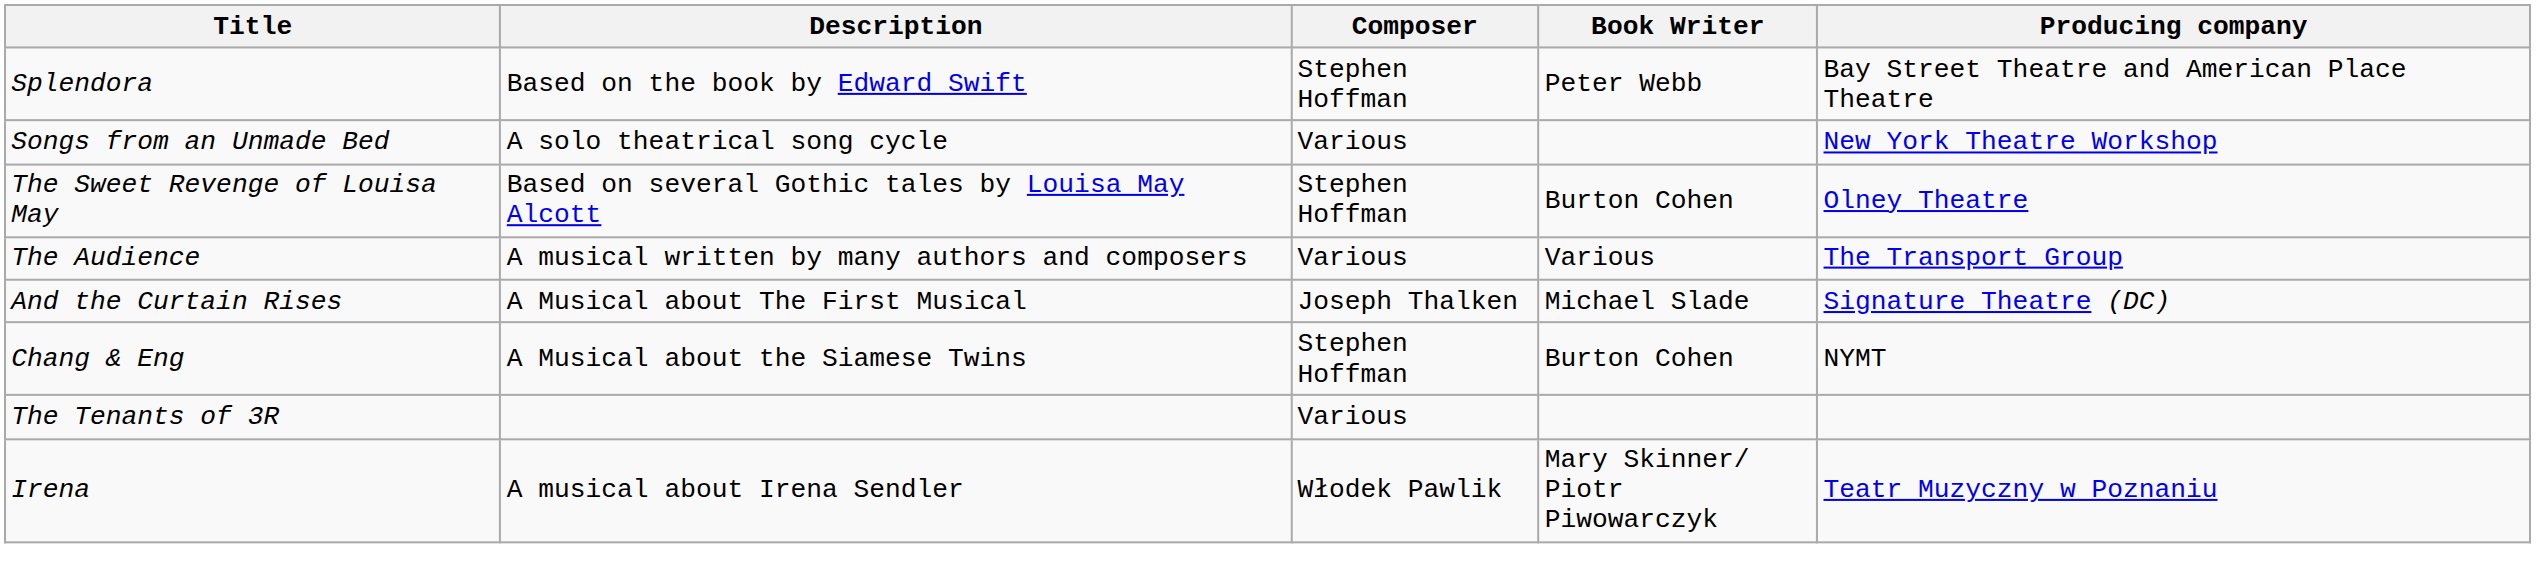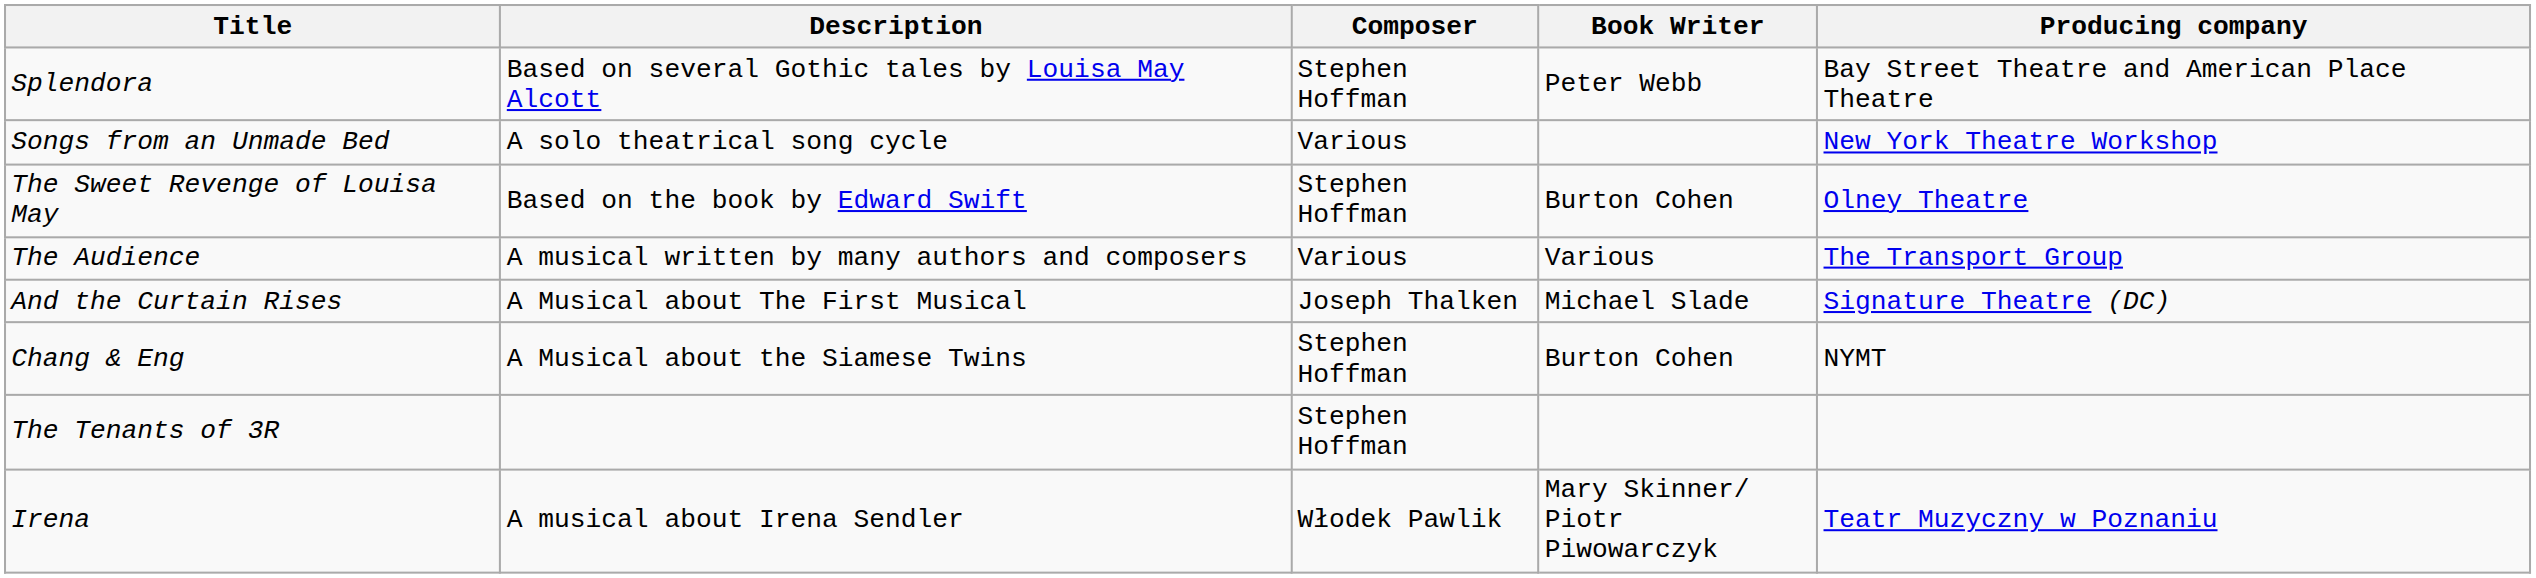(767, 84) Based on the book by Edward Swift -> (846, 84) Based on several Gothic tales by Louisa May Alcott
(846, 200) Based on several Gothic tales by Louisa May Alcott -> (767, 200) Based on the book by Edward Swift
(1353, 417) Various -> (1353, 432) Stephen Hoffman
